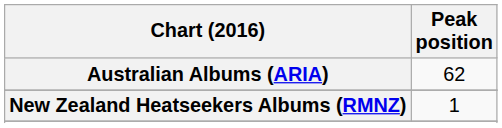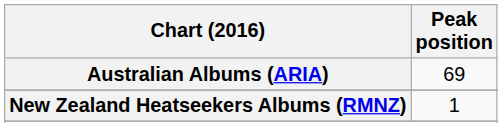(454, 74) 62 -> (454, 74) 69
